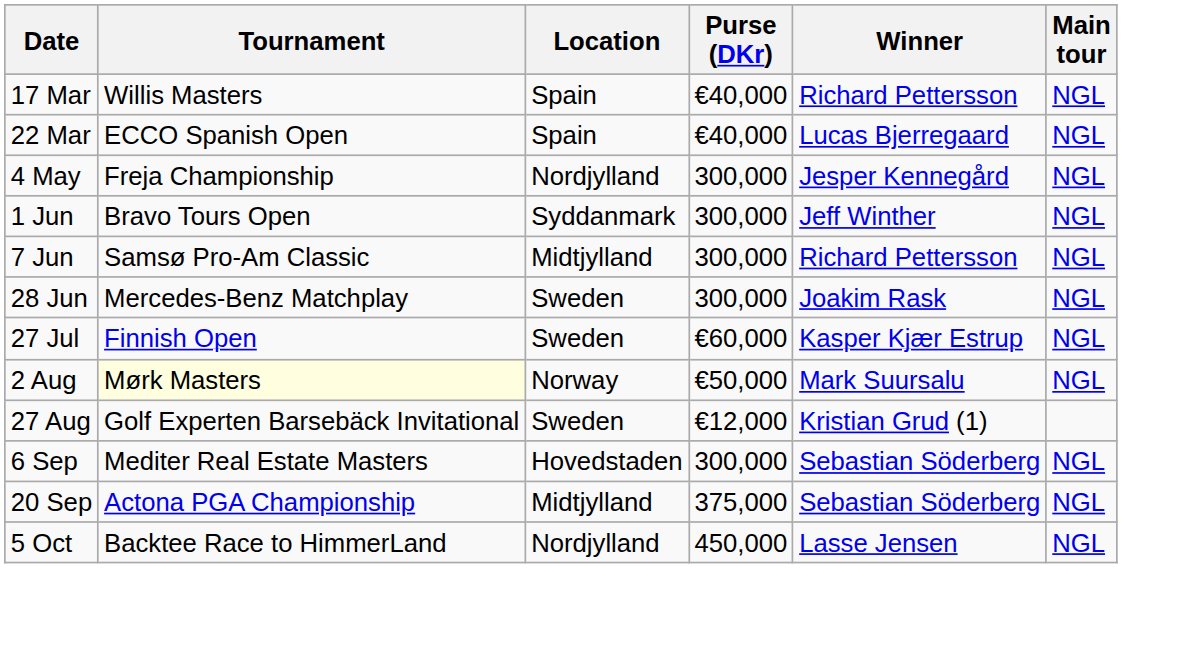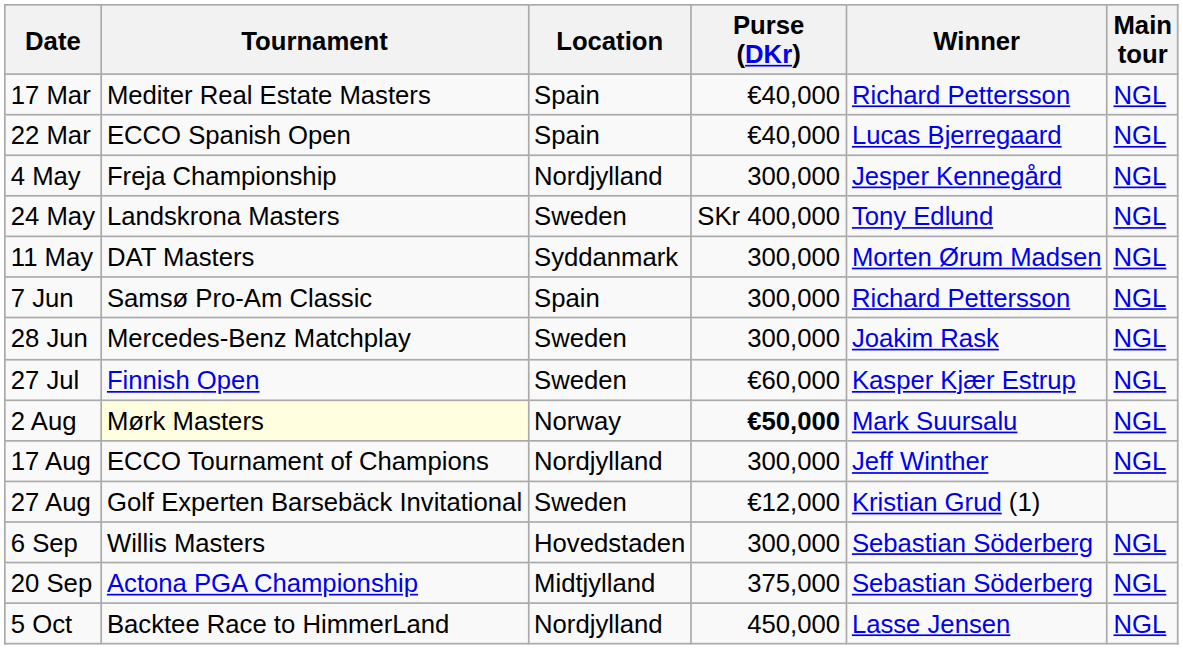(183, 95) Willis Masters -> (269, 95) Mediter Real Estate Masters
+ row: (53, 217)
+ row: (52, 257)
- row: (42, 217)
(592, 257) Midtjylland -> (567, 298) Spain
(741, 379) normal -> (794, 420) bold
+ row: (51, 461)
(266, 461) Mediter Real Estate Masters -> (186, 542) Willis Masters
